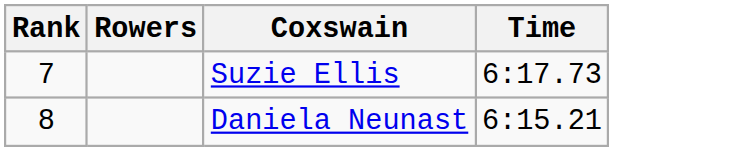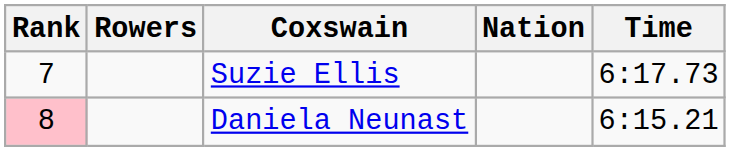+ column: (533, 28)
(46, 122) no background -> (46, 122) pink background
